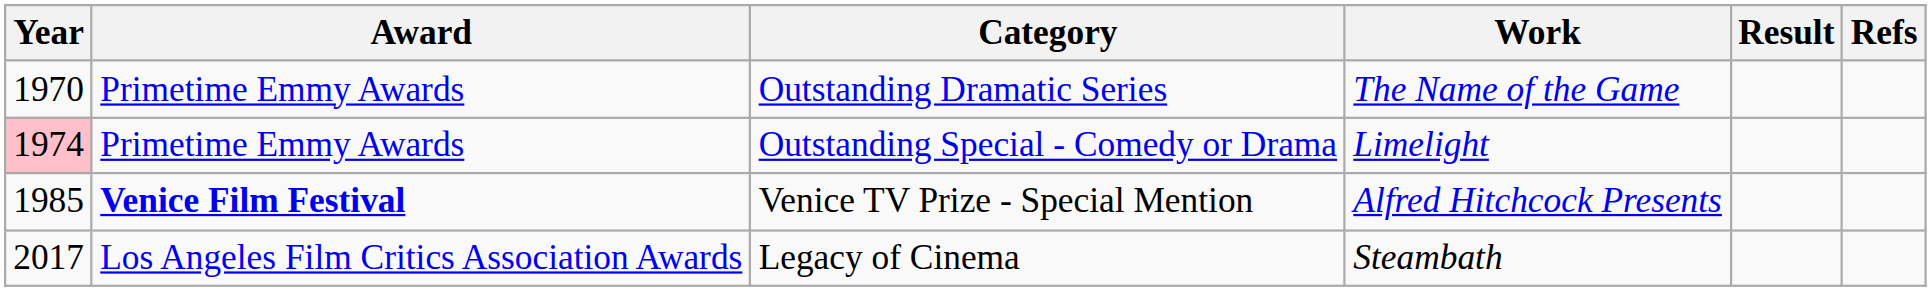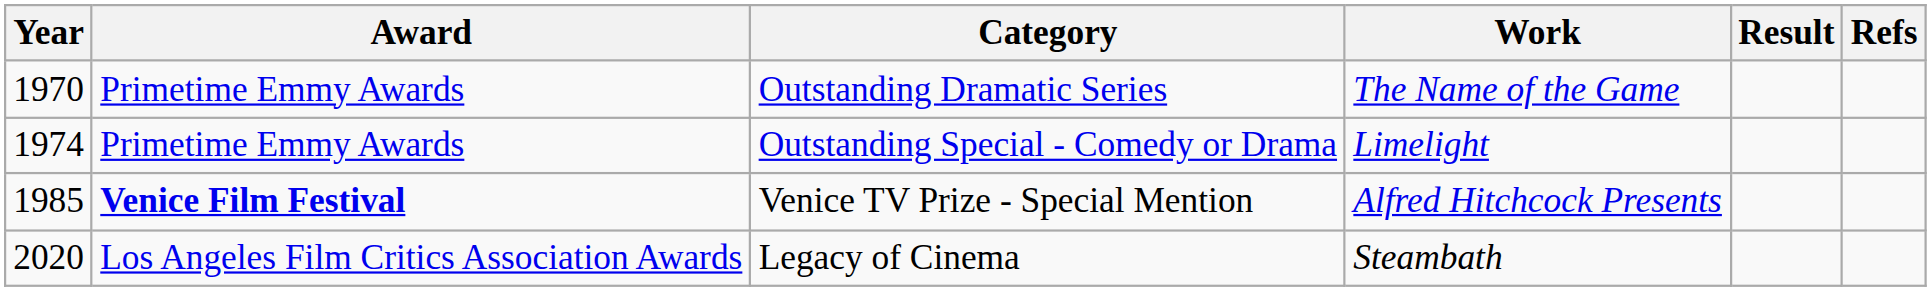(49, 144) pink background -> (49, 144) no background
(49, 256) 2017 -> (49, 256) 2020
